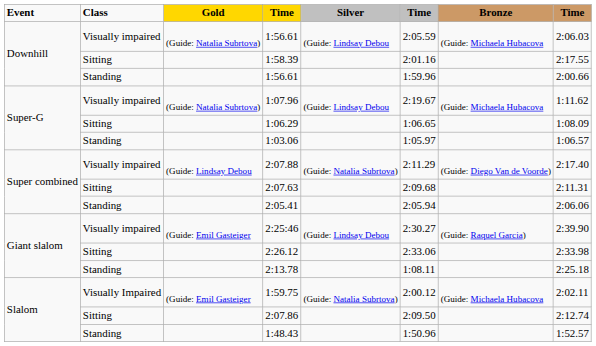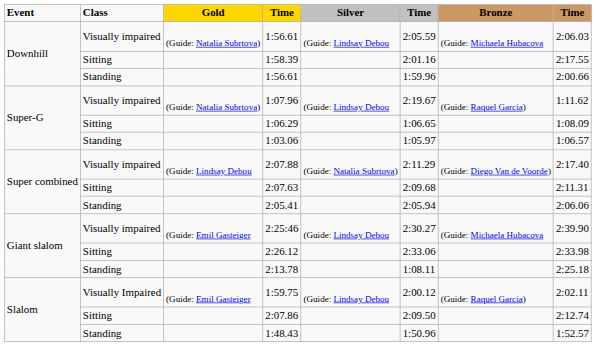(492, 107) (Guide: Michaela Hubacova -> (483, 107) (Guide: Raquel Garcia)
(483, 235) (Guide: Raquel Garcia) -> (492, 235) (Guide: Michaela Hubacova
(351, 299) (Guide: Natalia Subrtova) -> (346, 299) (Guide: Lindsay Debou
(492, 299) (Guide: Michaela Hubacova -> (483, 299) (Guide: Raquel Garcia)
